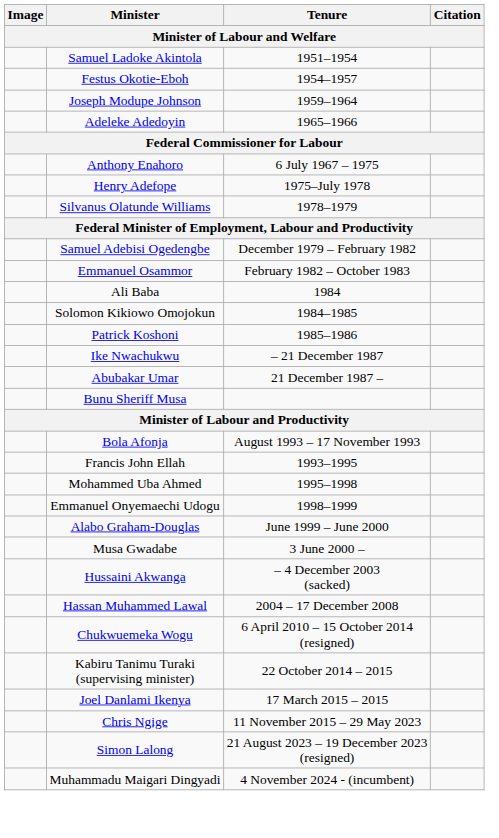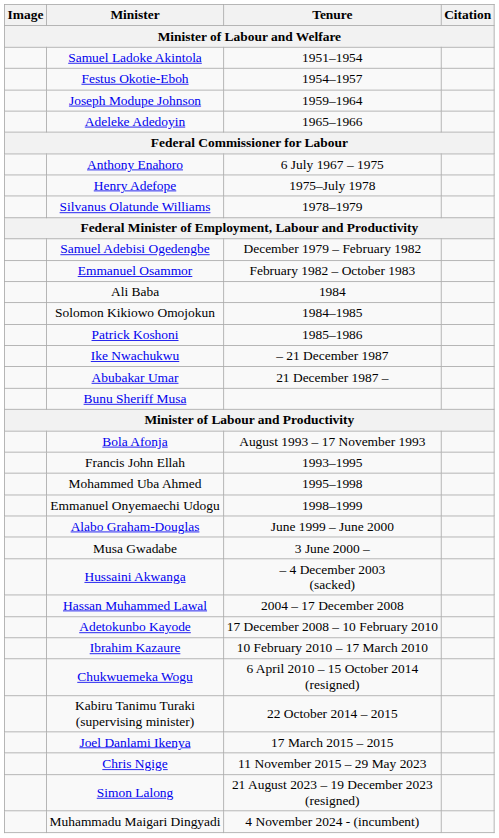+ row: (135, 627)
+ row: (135, 648)
